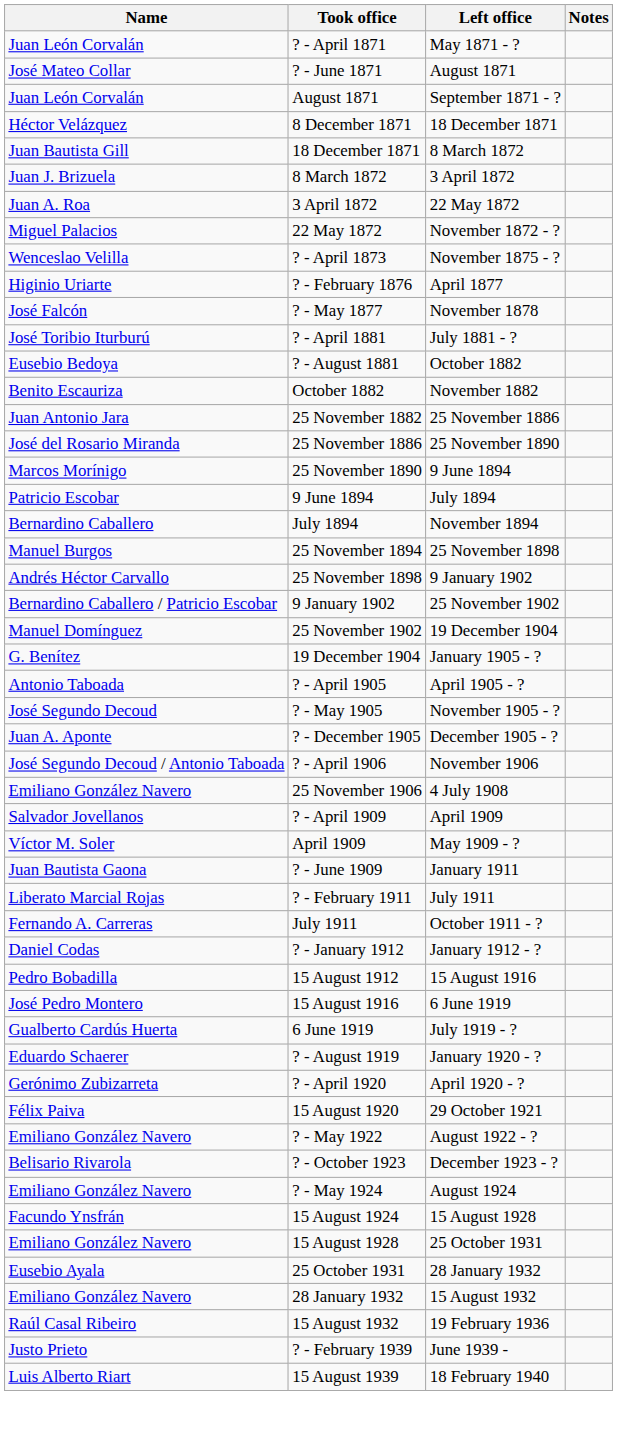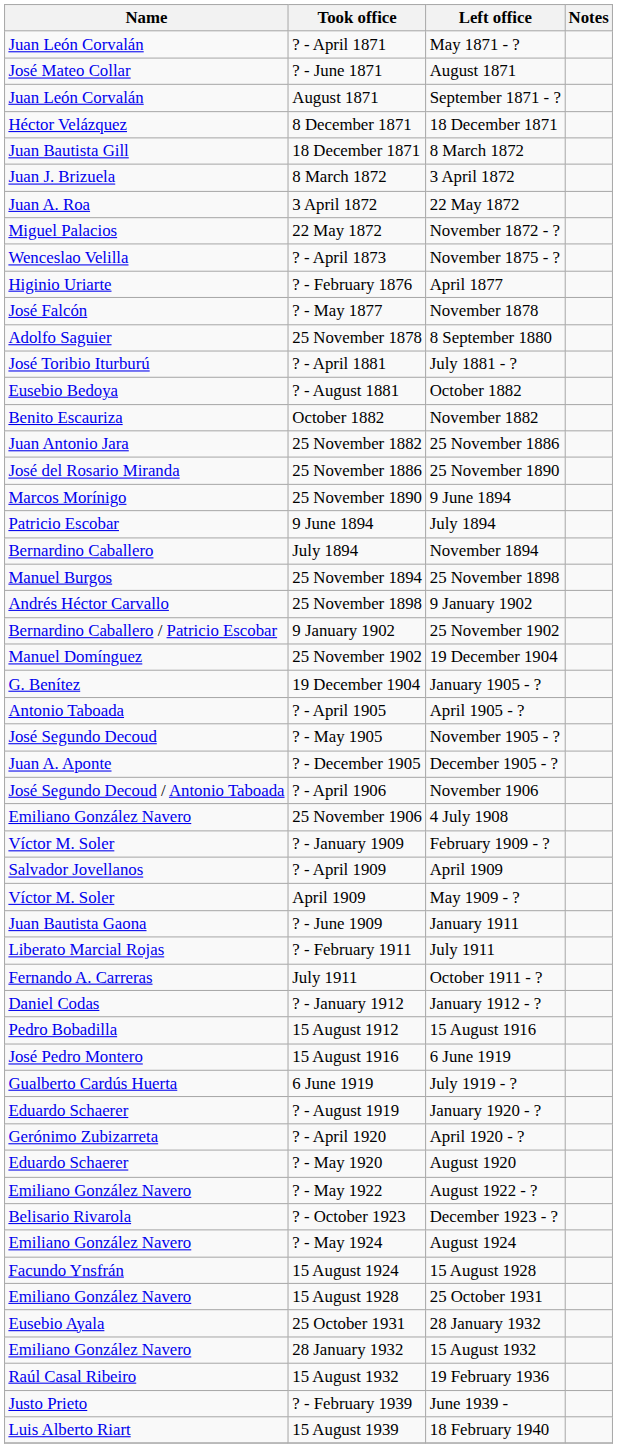+ row: (357, 337)
+ row: (348, 843)
+ row: (337, 1163)
- row: (345, 1110)
